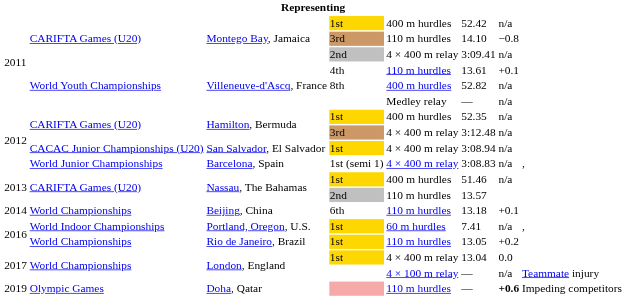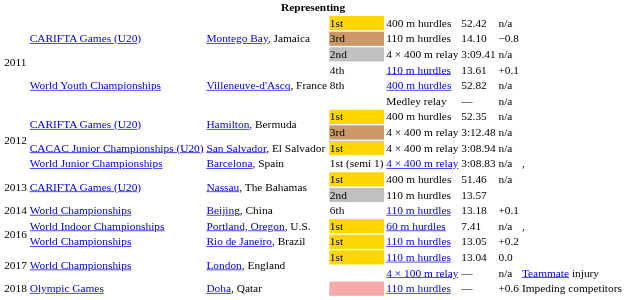(422, 257) 4 × 400 m relay -> (419, 257) 110 m hurdles
(15, 288) 2019 -> (15, 288) 2018
(509, 288) bold -> (509, 288) normal
